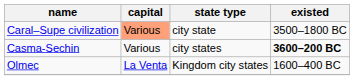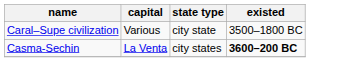(142, 30) lightsalmon background -> (142, 30) no background
(142, 48) Various -> (145, 48) La Venta
- row: (23, 65)
